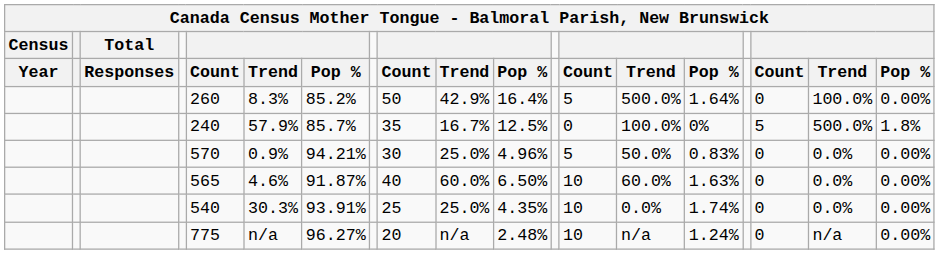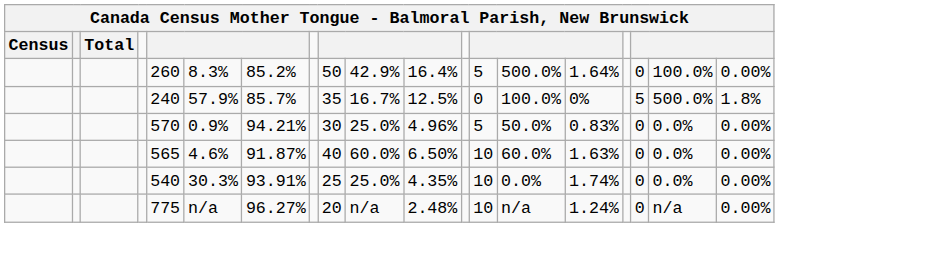- row: (39, 72)
